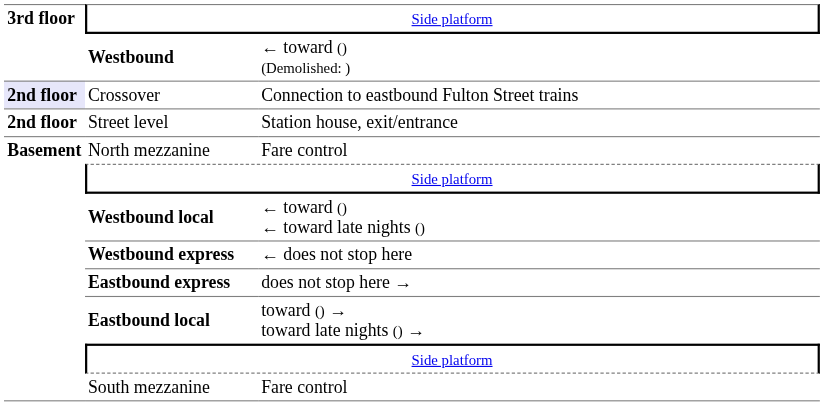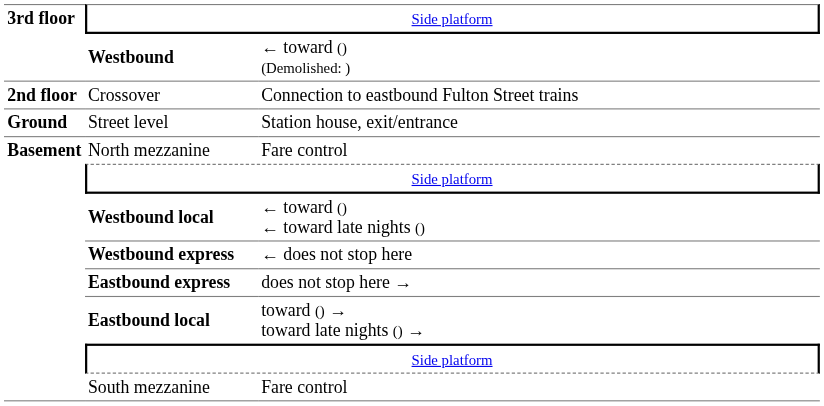(42, 94) lavender background -> (42, 94) no background
(42, 122) 2nd floor -> (37, 122) Ground
